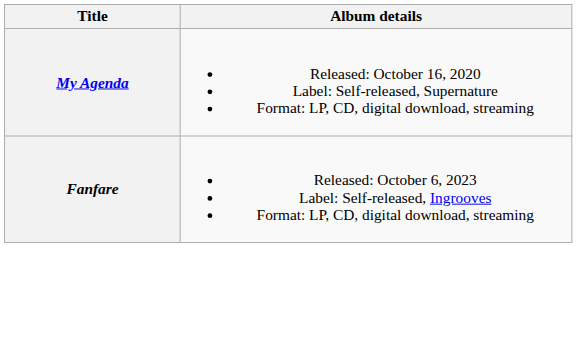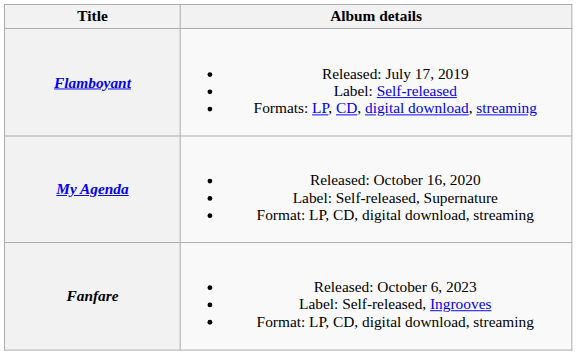+ row: (92, 82)
